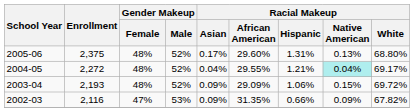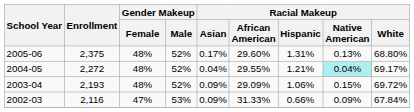(254, 100) 31.35% -> (254, 100) 31.33%
(391, 100) 67.82% -> (391, 100) 67.84%
